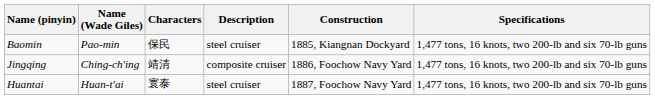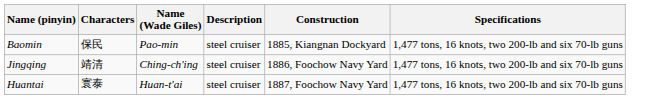columns swapped: (112, 19) <-> (175, 19)
(246, 64) composite cruiser -> (233, 64) steel cruiser
